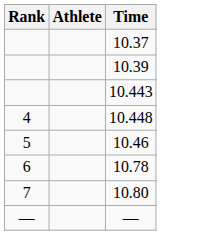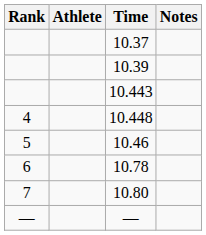+ column: (179, 17)
